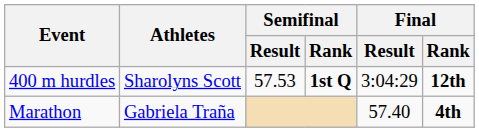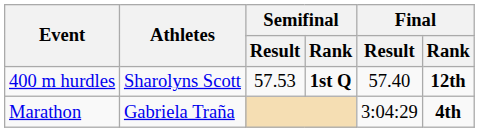(389, 81) 3:04:29 -> (389, 81) 57.40
(389, 112) 57.40 -> (389, 112) 3:04:29
